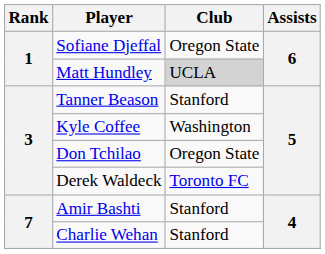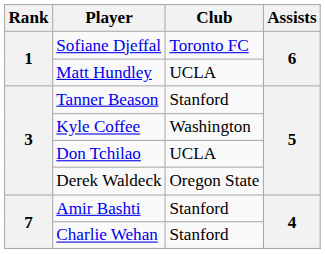(214, 45) Oregon State -> (209, 45) Toronto FC
(193, 72) lightgrey background -> (193, 72) no background
(214, 153) Oregon State -> (193, 153) UCLA
(209, 180) Toronto FC -> (214, 180) Oregon State
